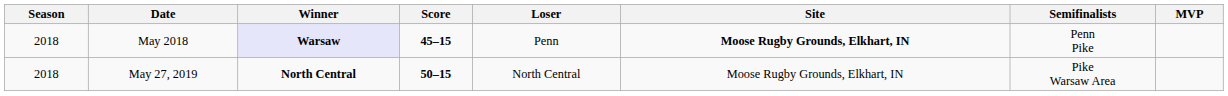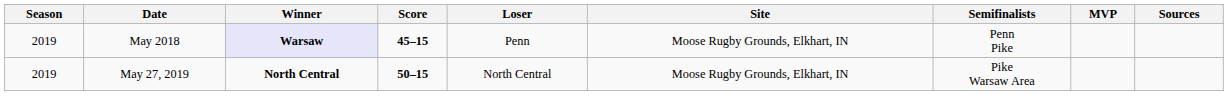+ column: (1179, 14)
(46, 40) 2018 -> (44, 40) 2019
(815, 40) bold -> (760, 40) normal
(46, 74) 2018 -> (44, 74) 2019
